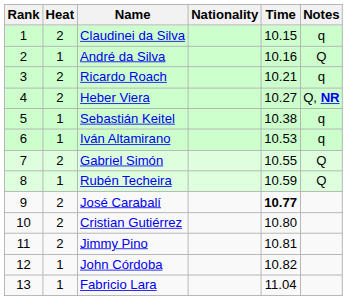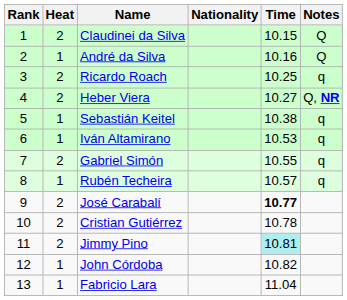(321, 35) q -> (321, 35) Q
(281, 77) 10.21 -> (281, 77) 10.25
(321, 160) Q -> (321, 160) q
(281, 181) 10.59 -> (281, 181) 10.57
(321, 181) Q -> (321, 181) q
(281, 222) 10.80 -> (281, 222) 10.78
(281, 243) no background -> (281, 243) paleturquoise background
